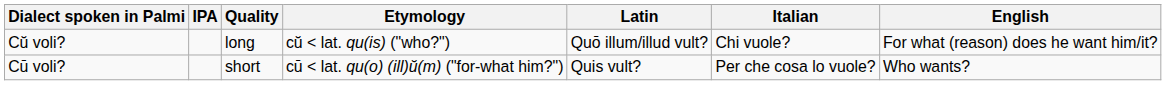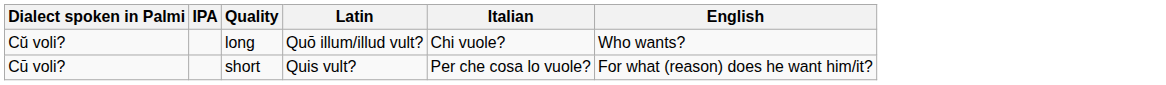- column: (425, 17)
(1020, 42) For what (reason) does he want him/it? -> (642, 42) Who wants?
(927, 67) Who wants? -> (735, 67) For what (reason) does he want him/it?
